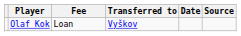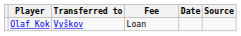columns swapped: (142, 11) <-> (79, 11)
